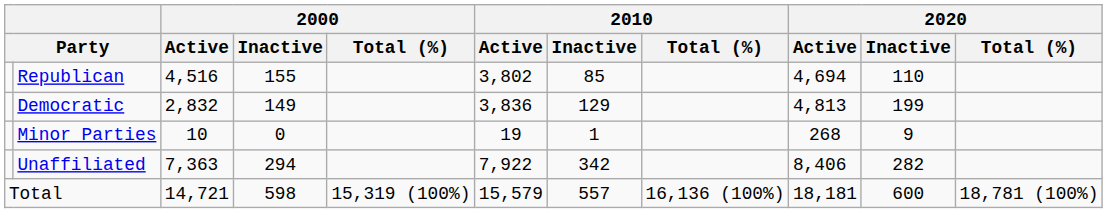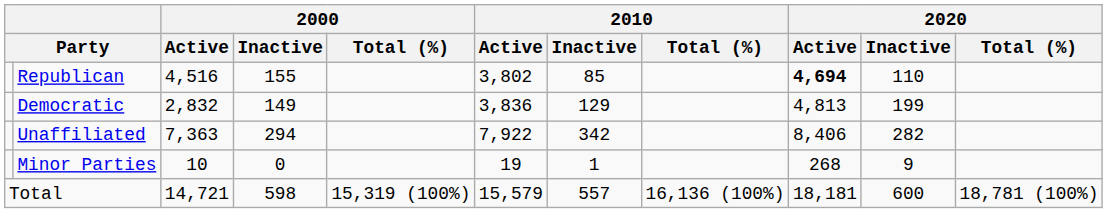(820, 77) normal -> (820, 77) bold
rows swapped: (82, 164) <-> (87, 135)
